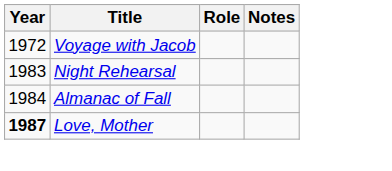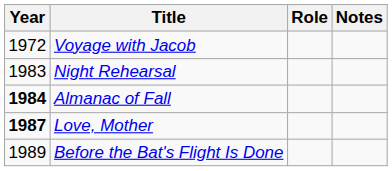(27, 98) normal -> (27, 98) bold
+ row: (169, 152)
